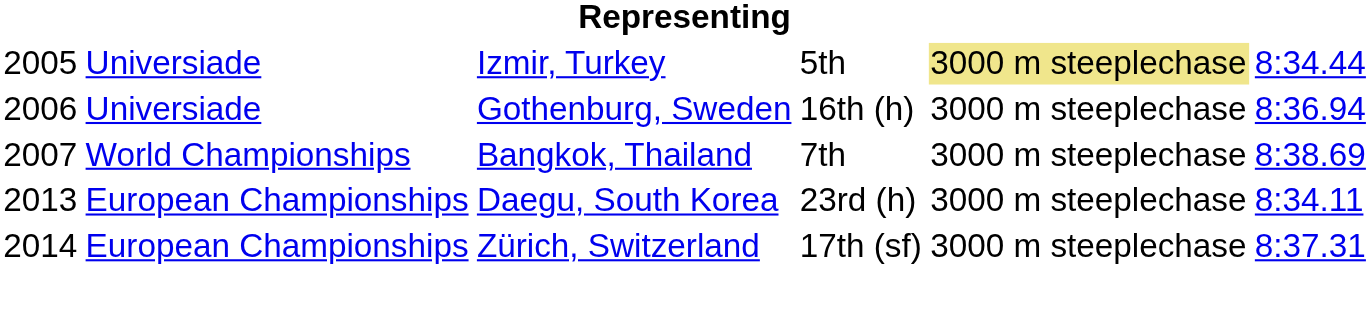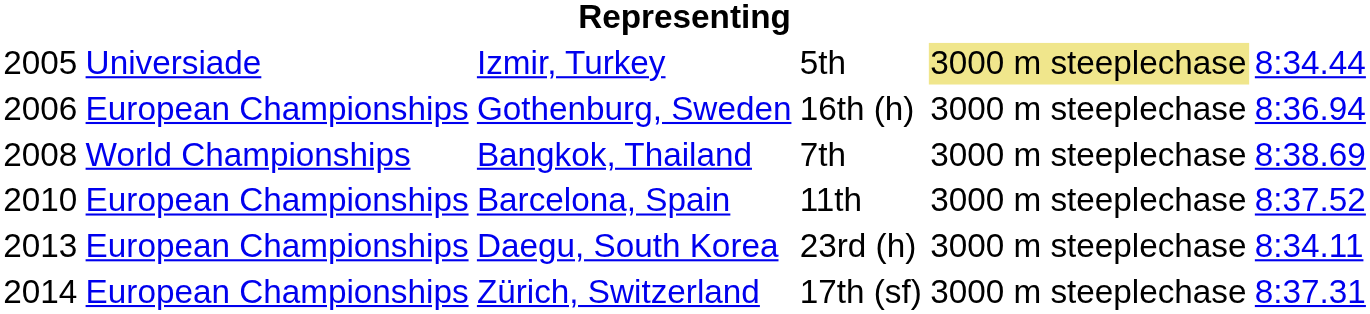(173, 108) Universiade -> (277, 108) European Championships
(40, 154) 2007 -> (40, 154) 2008
+ row: (604, 200)
